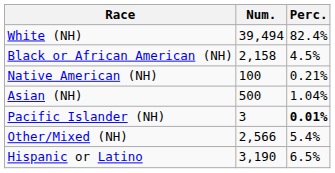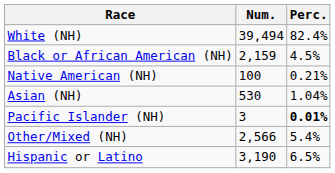(258, 55) 2,158 -> (258, 55) 2,159
(250, 96) 500 -> (250, 96) 530
